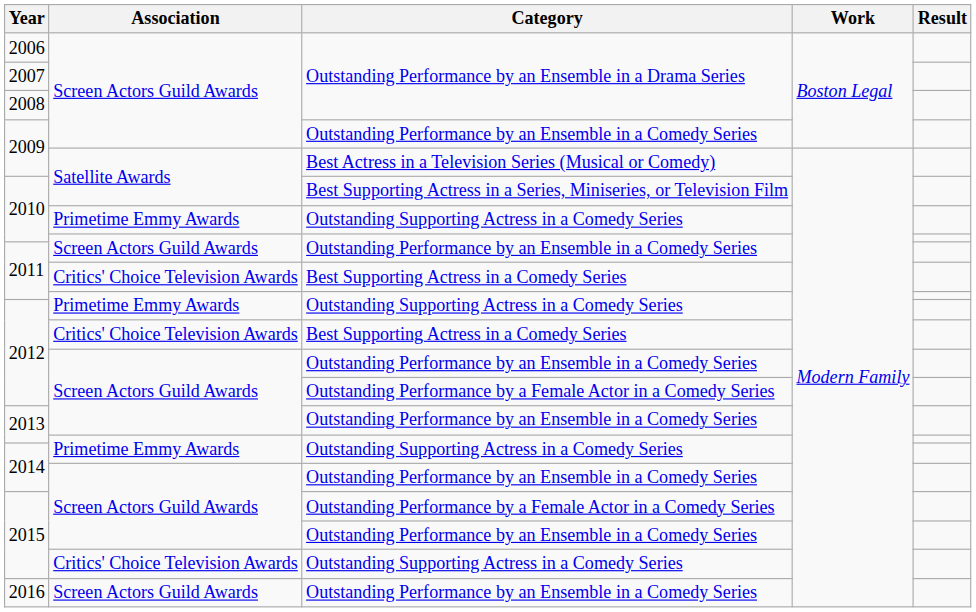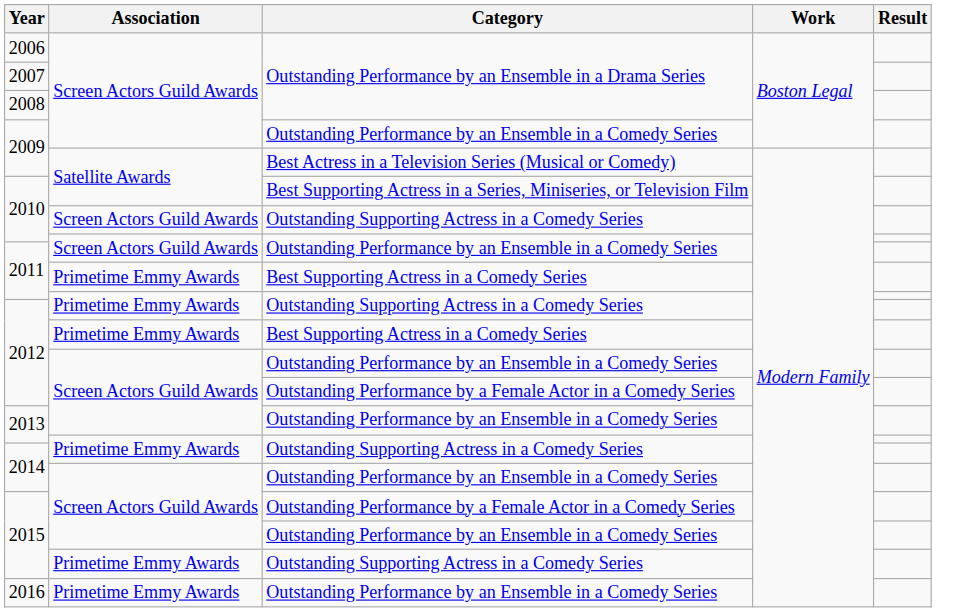(146, 219) Primetime Emmy Awards -> (156, 219) Screen Actors Guild Awards
(176, 276) Critics' Choice Television Awards -> (146, 276) Primetime Emmy Awards
(176, 334) Critics' Choice Television Awards -> (146, 334) Primetime Emmy Awards
(176, 563) Critics' Choice Television Awards -> (146, 563) Primetime Emmy Awards
(156, 592) Screen Actors Guild Awards -> (146, 592) Primetime Emmy Awards
